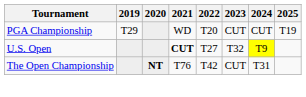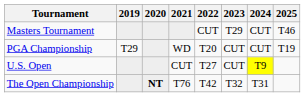+ row: (50, 31)
(182, 48) bold -> (182, 66) normal
(235, 48) T32 -> (234, 66) CUT
(235, 66) CUT -> (234, 83) T32
